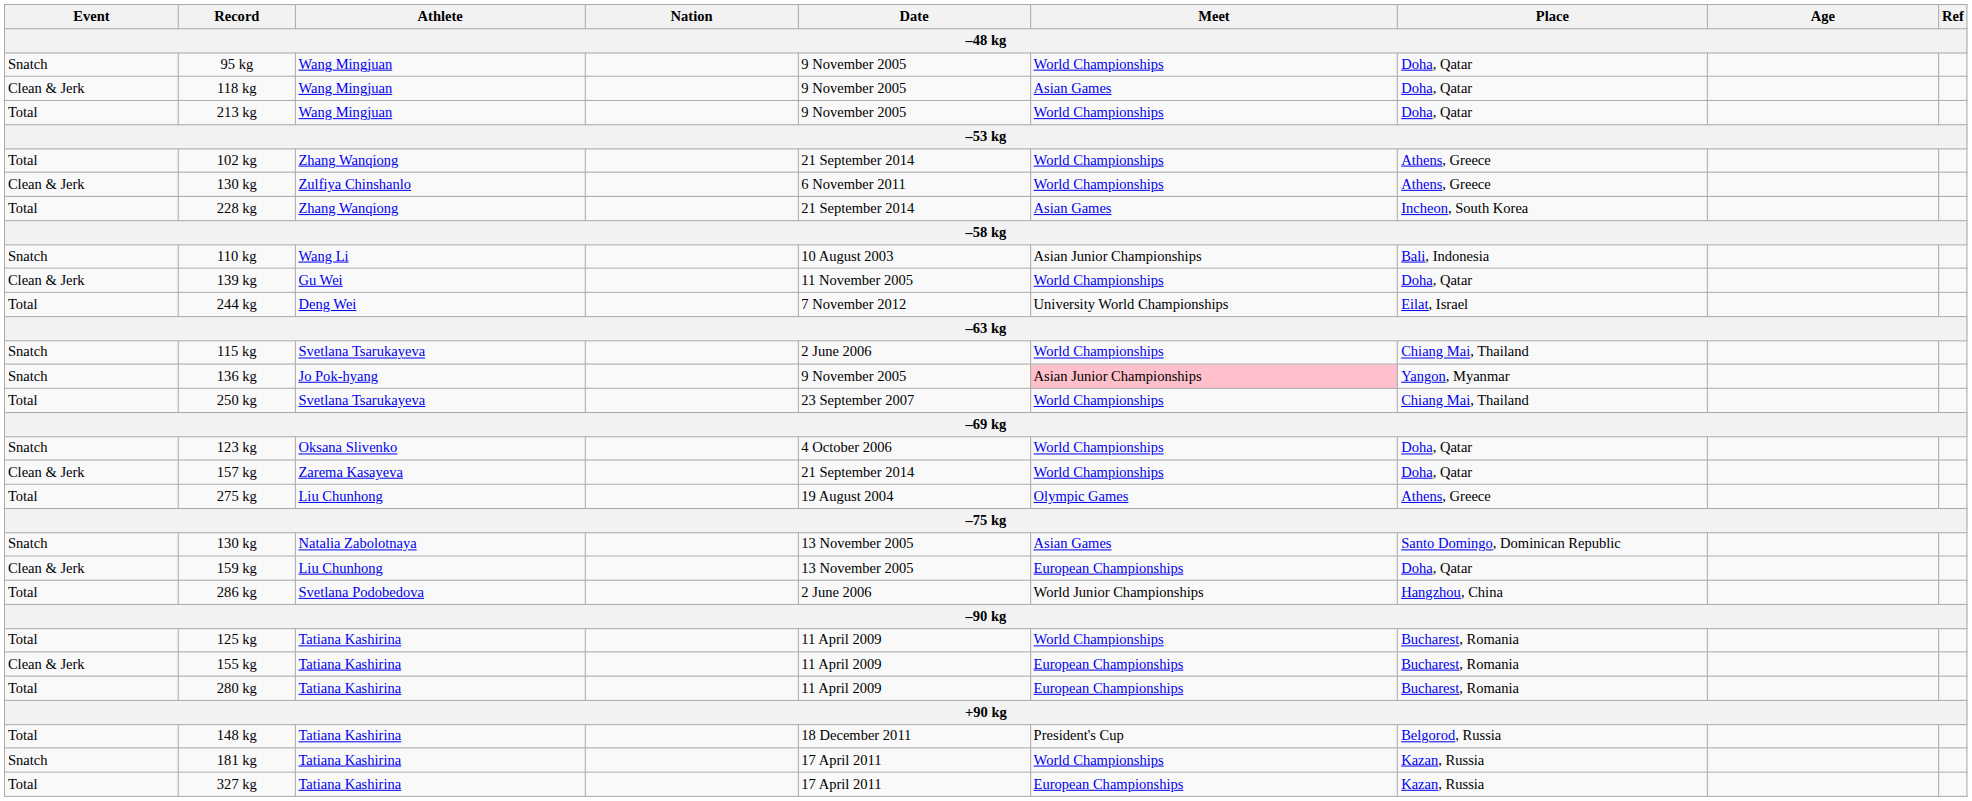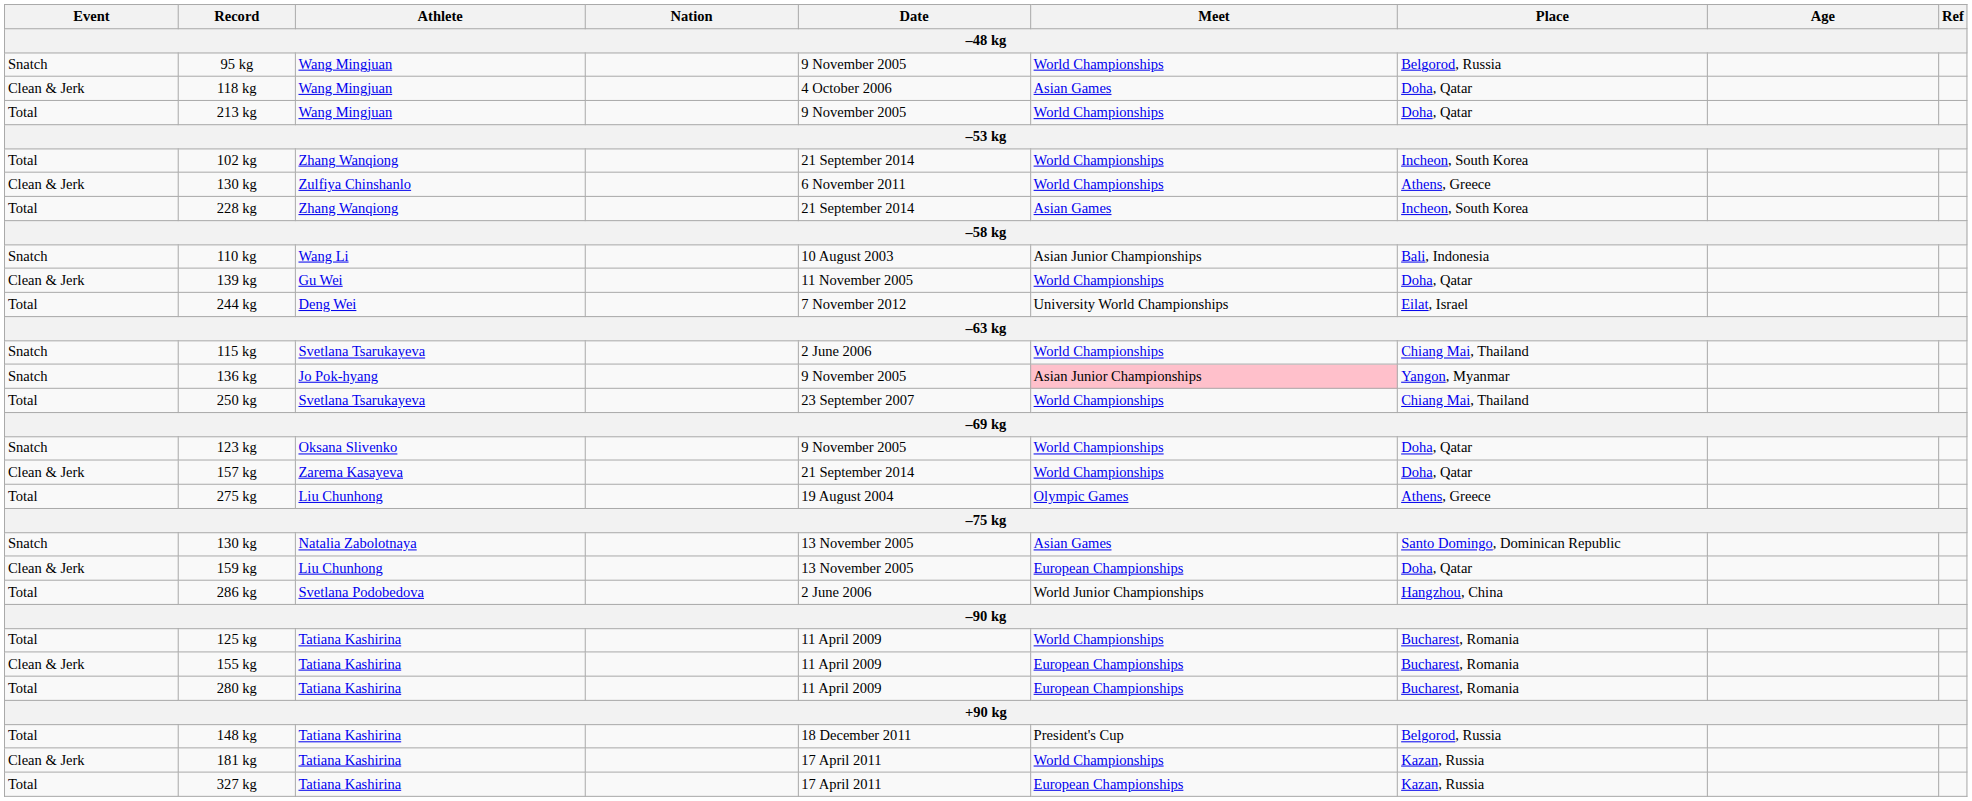(1437, 64) Doha, Qatar -> (1451, 64) Belgorod, Russia
(854, 88) 9 November 2005 -> (847, 88) 4 October 2006
(1446, 160) Athens, Greece -> (1465, 160) Incheon, South Korea
(847, 448) 4 October 2006 -> (854, 448) 9 November 2005
(28, 760) Snatch -> (46, 760) Clean & Jerk
